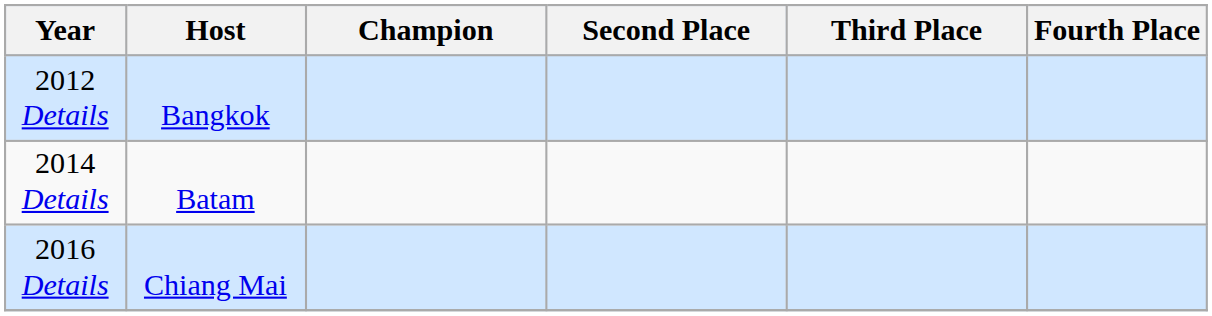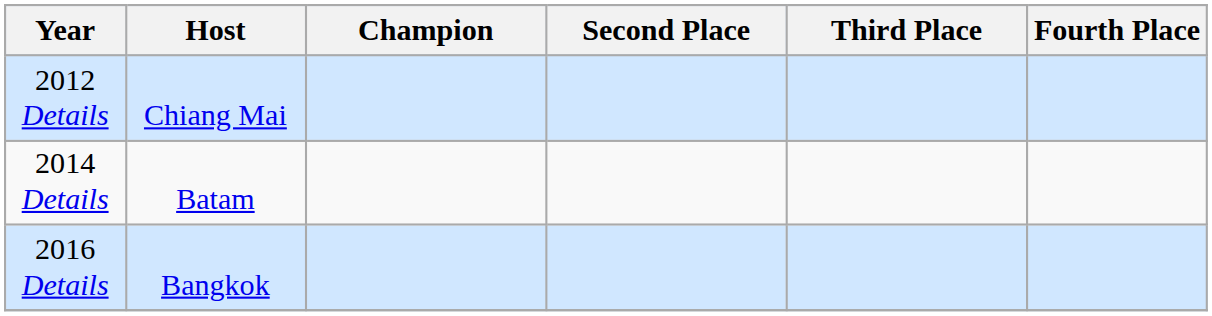(215, 114) Bangkok -> (215, 114) Chiang Mai
(215, 285) Chiang Mai -> (215, 285) Bangkok
